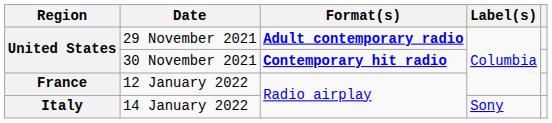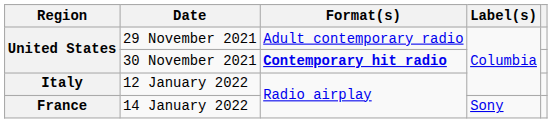(363, 39) bold -> (363, 39) normal
(62, 84) France -> (62, 84) Italy
(62, 107) Italy -> (62, 107) France
